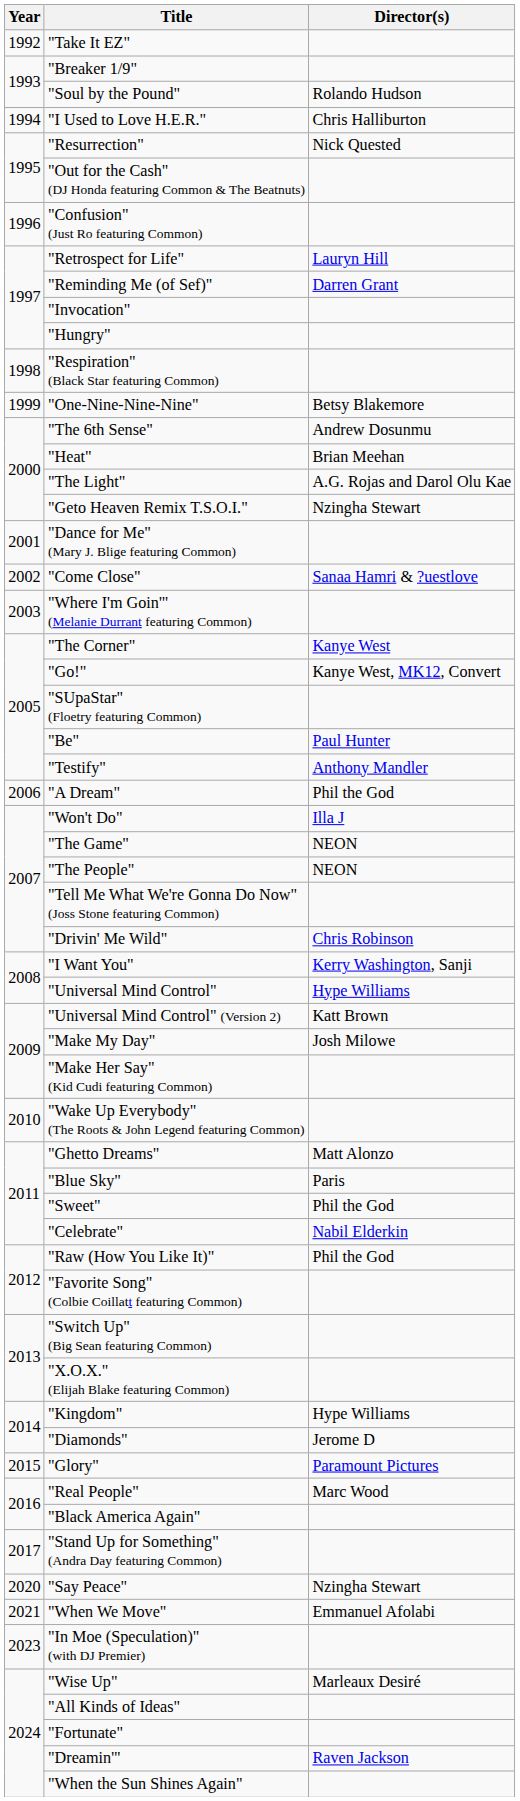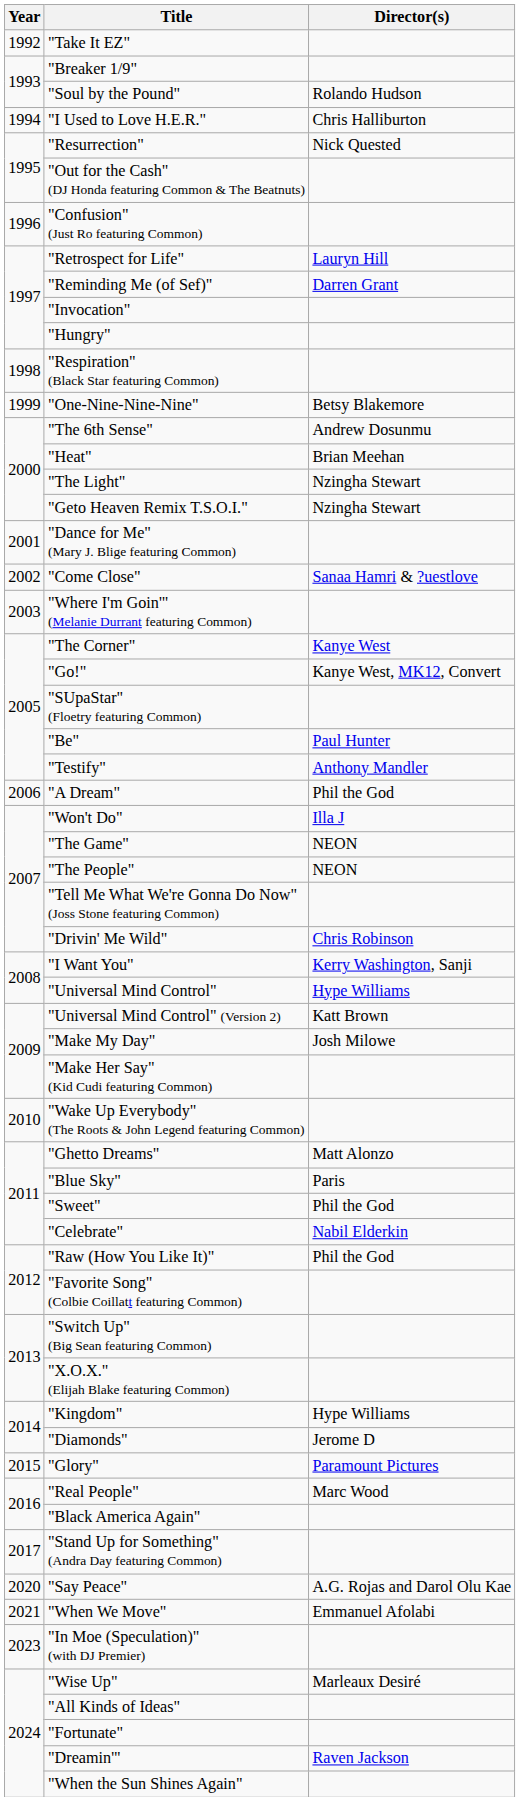(412, 481) A.G. Rojas and Darol Olu Kae -> (367, 481) Nzingha Stewart
(367, 1586) Nzingha Stewart -> (412, 1586) A.G. Rojas and Darol Olu Kae
